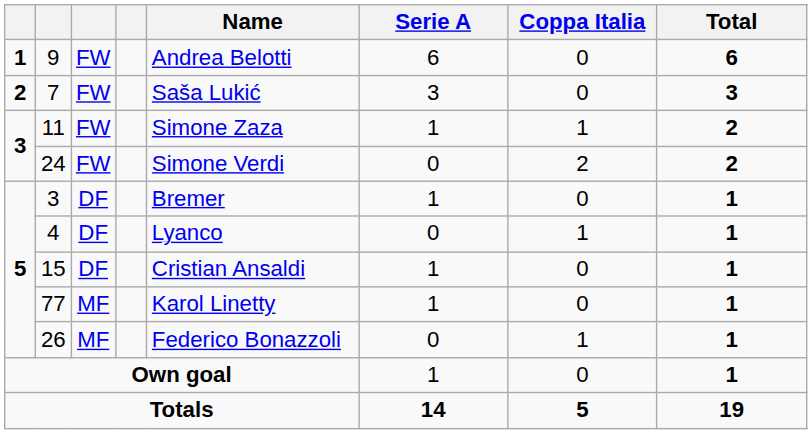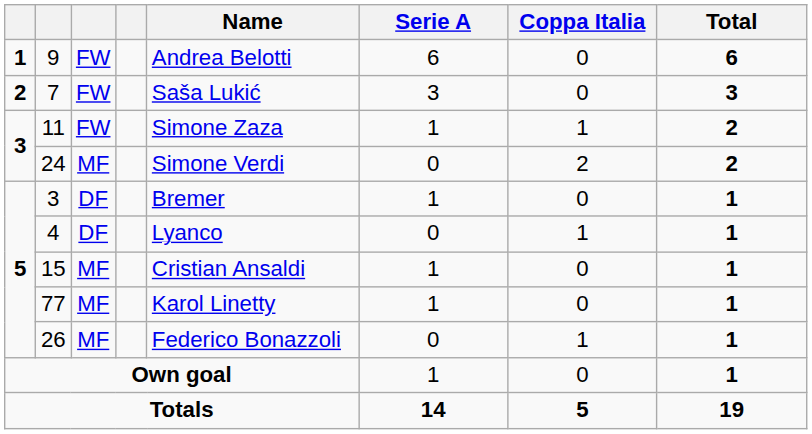(93, 163) FW -> (93, 163) MF
(93, 269) DF -> (93, 269) MF
